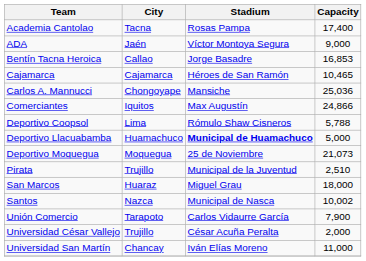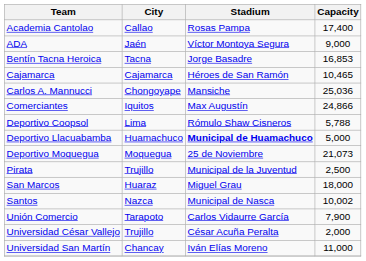(138, 28) Tacna -> (139, 28) Callao
(139, 59) Callao -> (138, 59) Tacna
(338, 169) 2,510 -> (338, 169) 2,500
